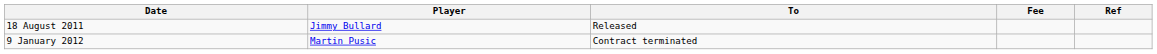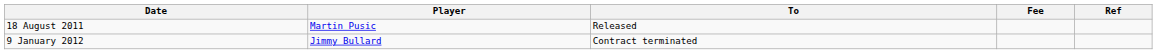(346, 27) Jimmy Bullard -> (343, 27) Martin Pusic
(343, 42) Martin Pusic -> (346, 42) Jimmy Bullard
